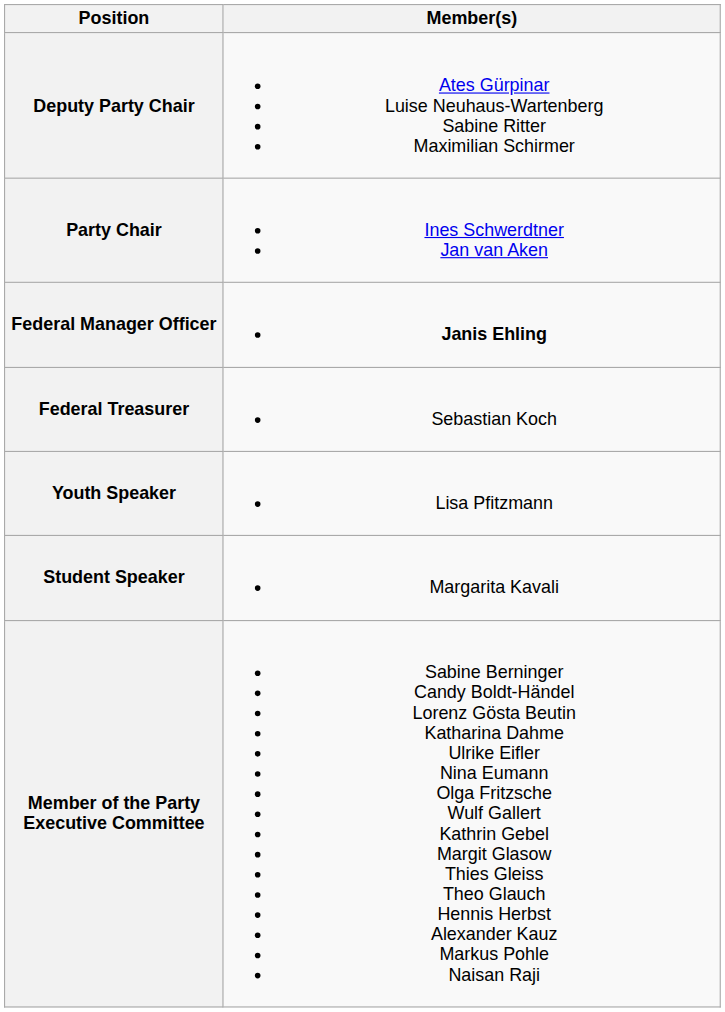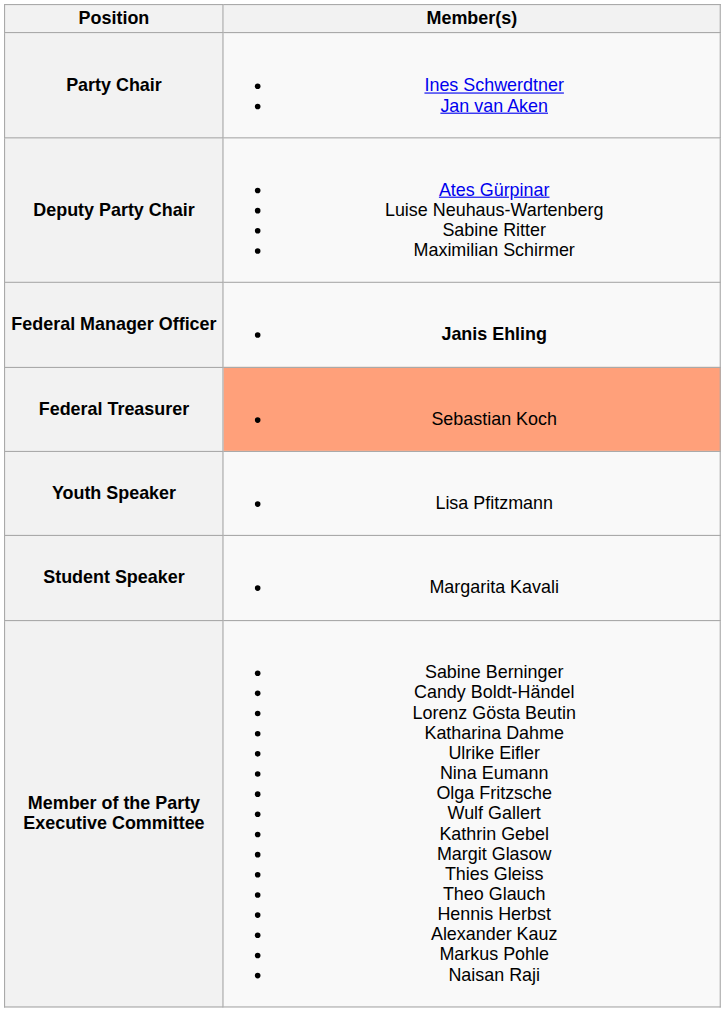rows swapped: (114, 230) <-> (114, 105)
(472, 419) no background -> (472, 419) lightsalmon background
